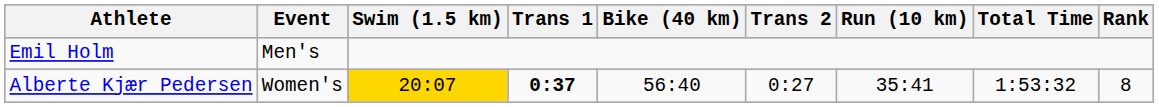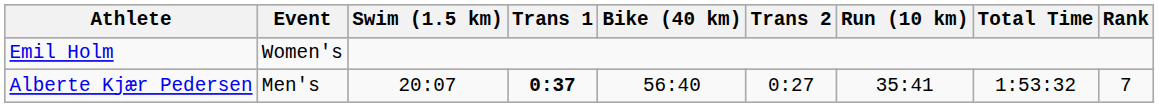(291, 53) Men's -> (302, 53) Women's
(302, 86) Women's -> (291, 86) Men's
(427, 86) gold background -> (427, 86) no background
(1126, 86) 8 -> (1126, 86) 7
